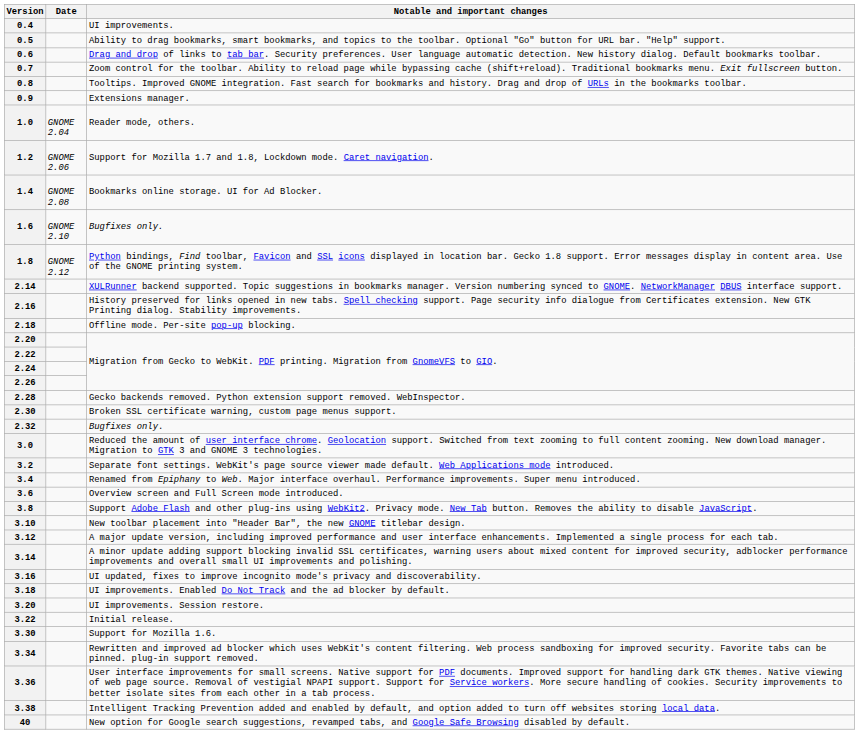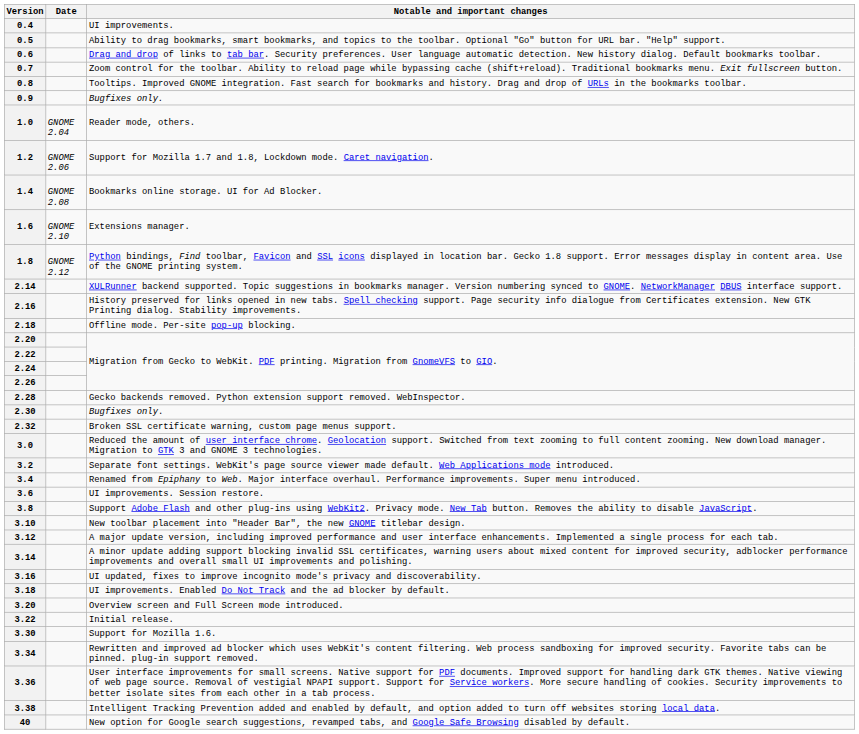(139, 98) Extensions manager. -> (126, 98) Bugfixes only.
(126, 227) Bugfixes only. -> (139, 227) Extensions manager.
(243, 412) Broken SSL certificate warning, custom page menus support. -> (126, 412) Bugfixes only.
(126, 426) Bugfixes only. -> (243, 426) Broken SSL certificate warning, custom page menus support.
(216, 494) Overview screen and Full Screen mode introduced. -> (177, 494) UI improvements. Session restore.
(177, 605) UI improvements. Session restore. -> (216, 605) Overview screen and Full Screen mode introduced.
